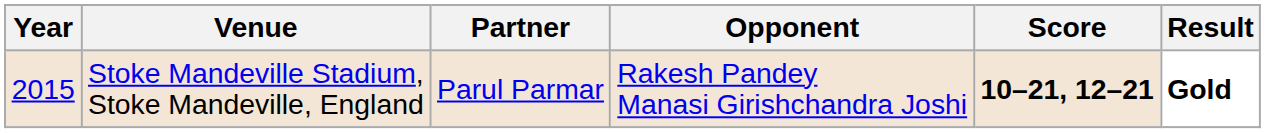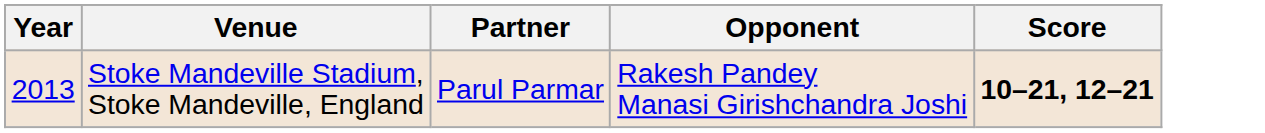- column: (1210, 28)
(43, 88) 2015 -> (43, 88) 2013
